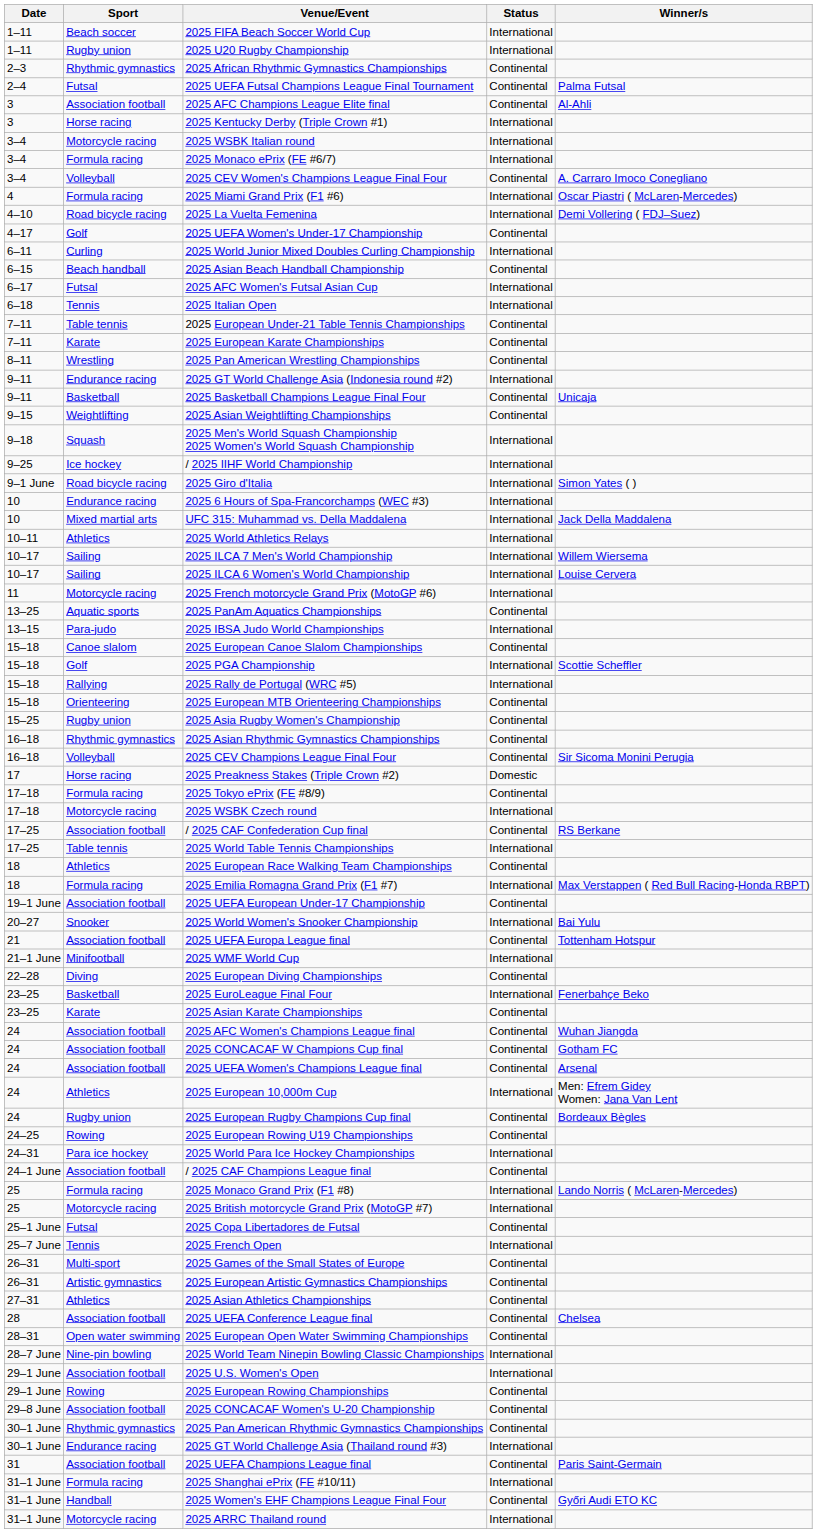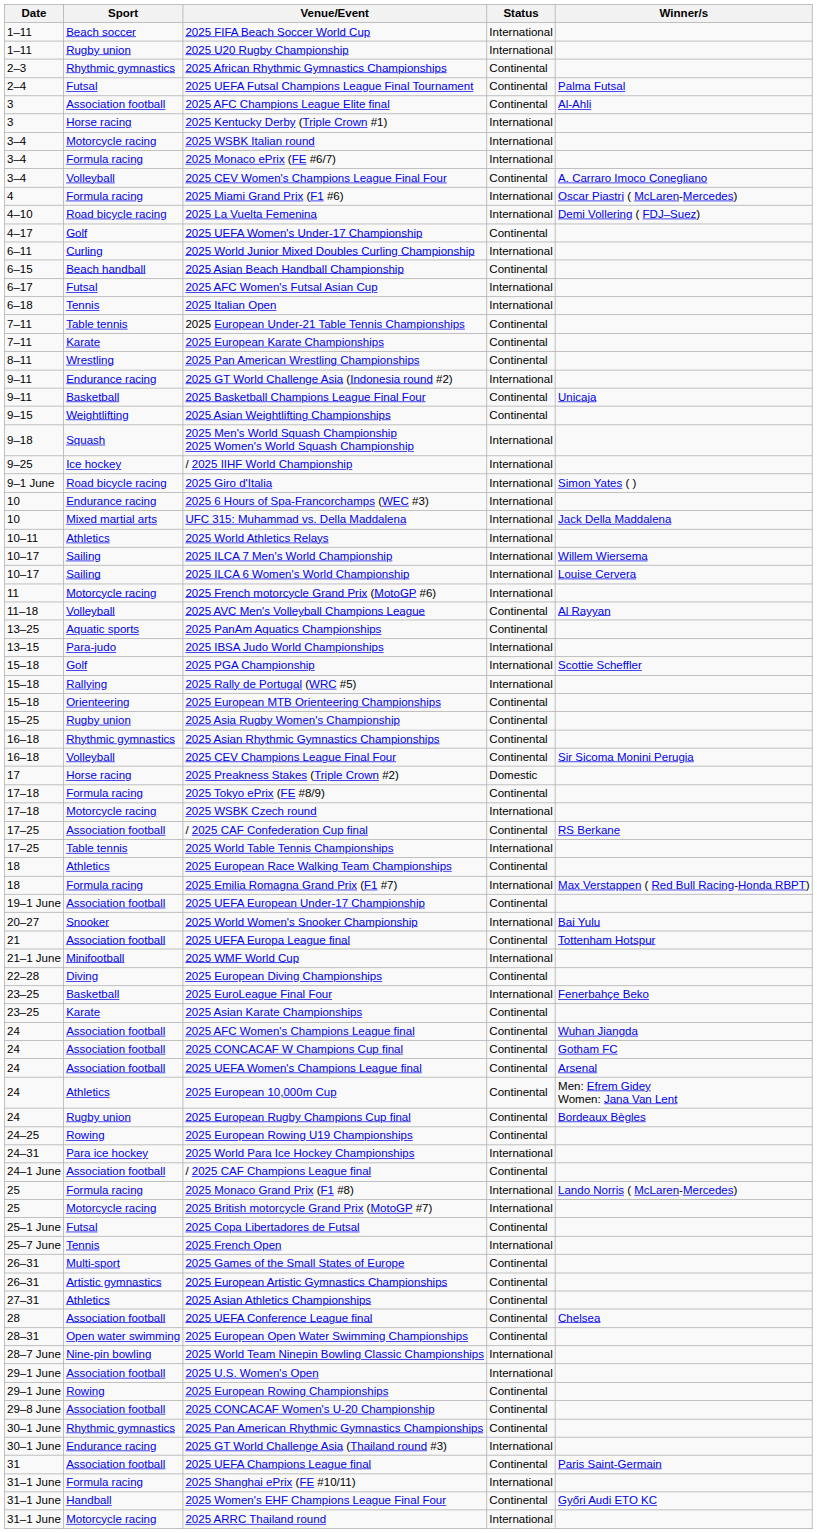+ row: (305, 611)
- row: (304, 647)
(521, 1092) International -> (518, 1092) Continental
